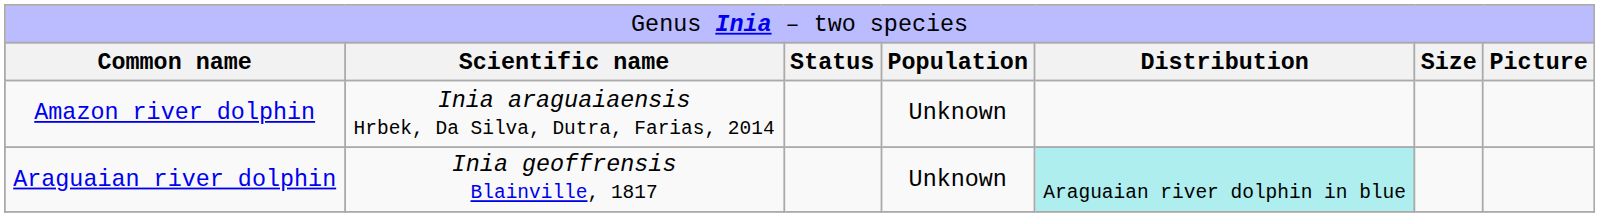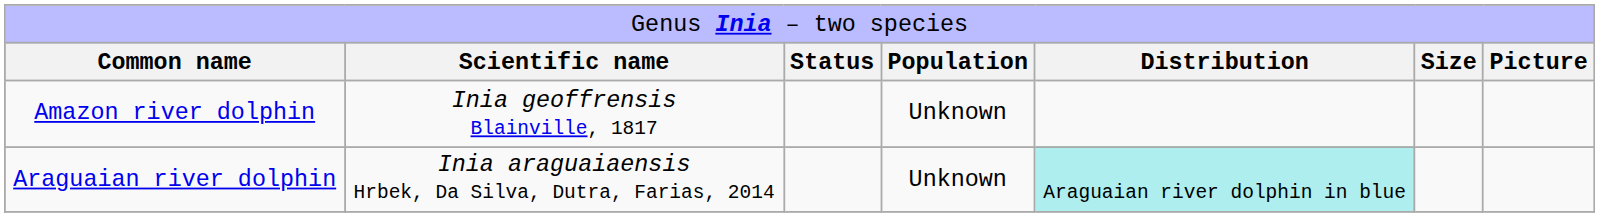(564, 113) Inia araguaiaensis Hrbek, Da Silva, Dutra, Farias, 2014 -> (564, 113) Inia geoffrensis Blainville, 1817
(564, 178) Inia geoffrensis Blainville, 1817 -> (564, 178) Inia araguaiaensis Hrbek, Da Silva, Dutra, Farias, 2014
